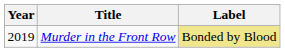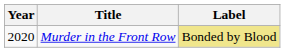(21, 36) 2019 -> (21, 36) 2020
